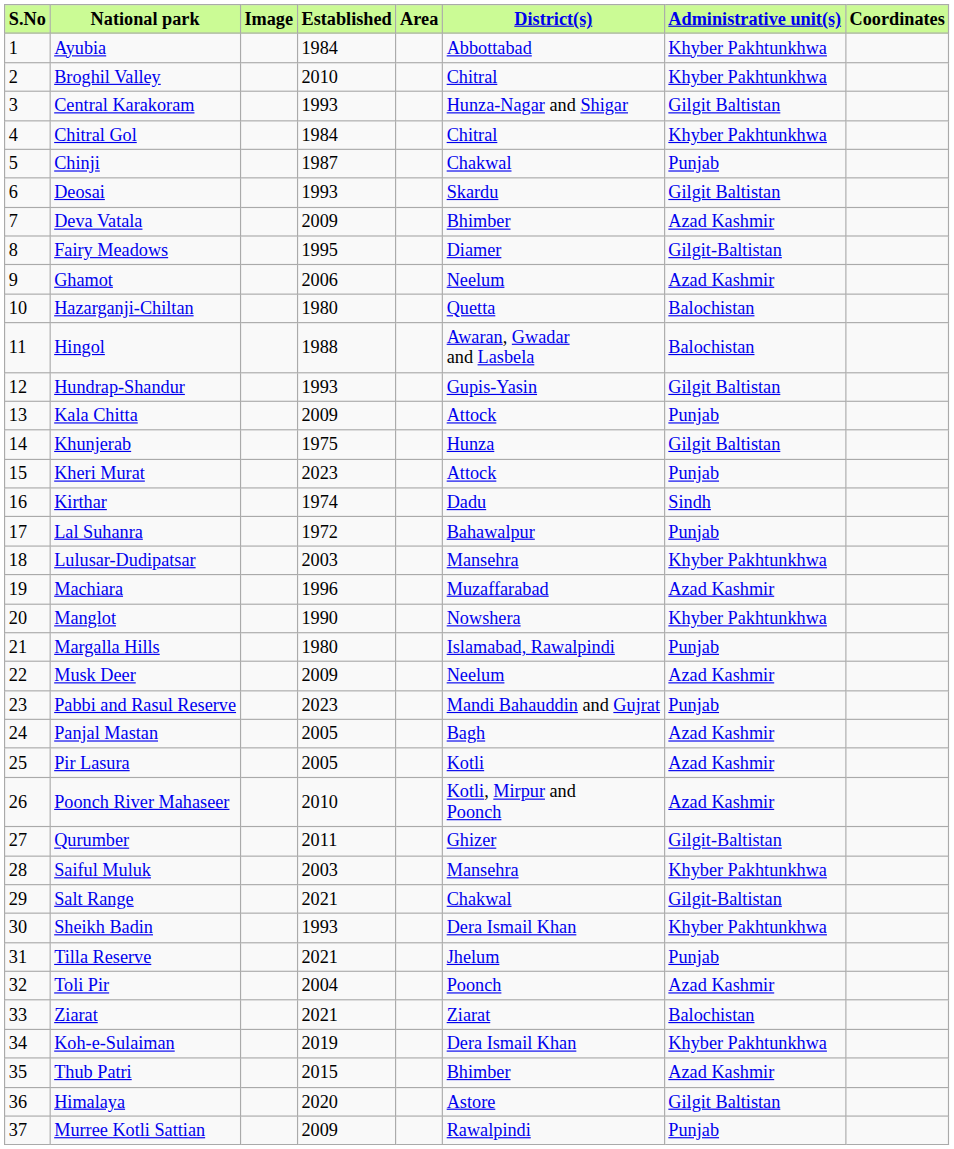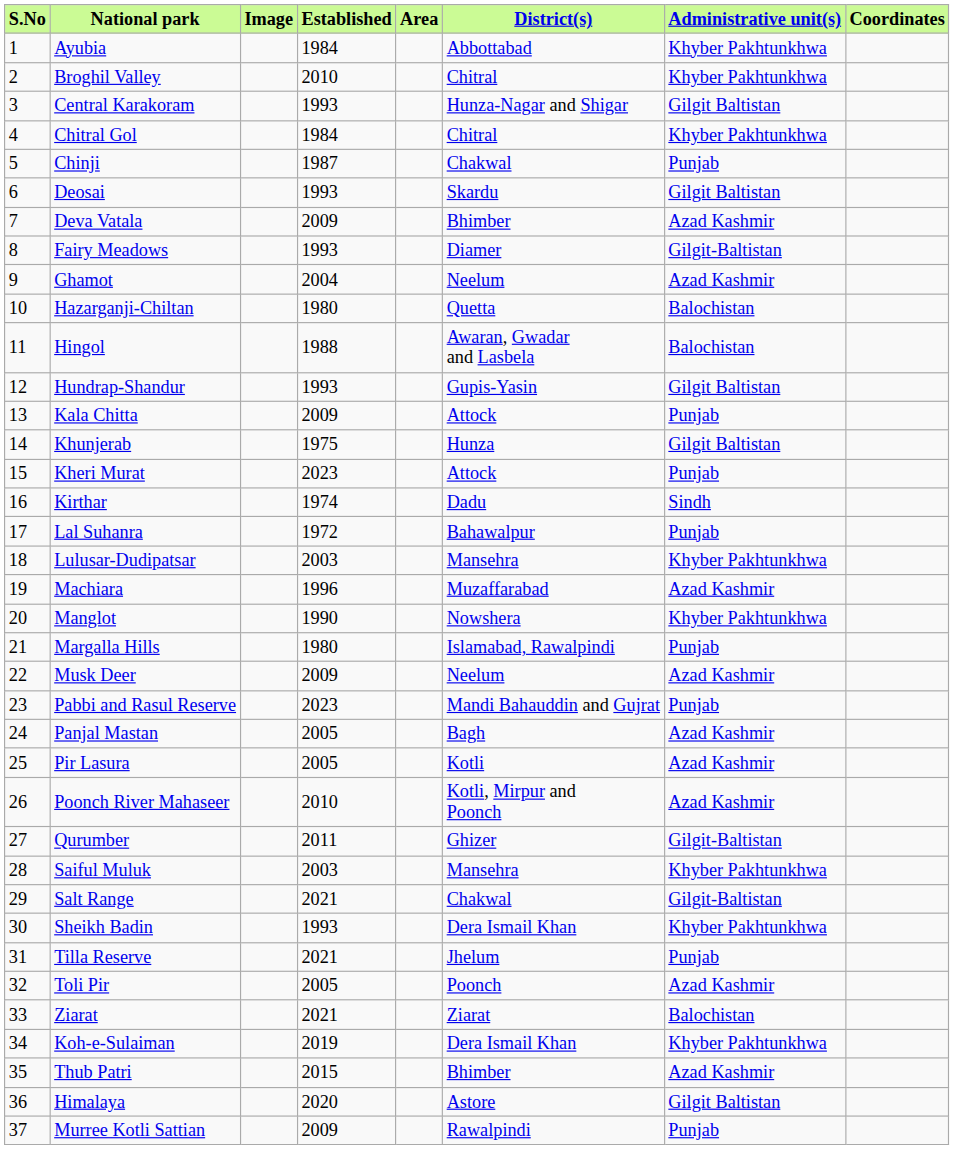(320, 250) 1995 -> (320, 250) 1993
(320, 279) 2006 -> (320, 279) 2004
(320, 985) 2004 -> (320, 985) 2005
